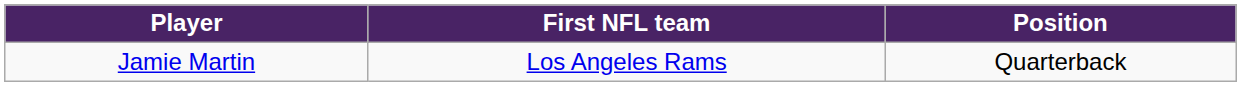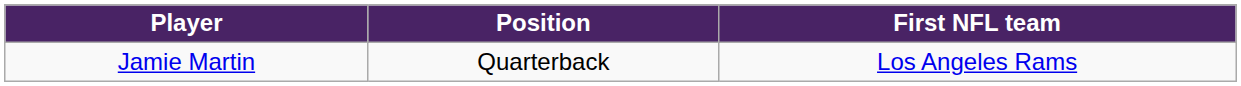columns swapped: (1060, 23) <-> (627, 23)
